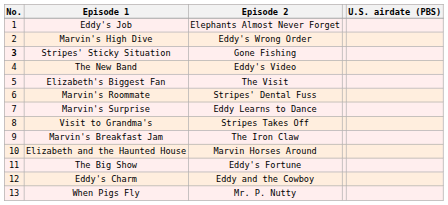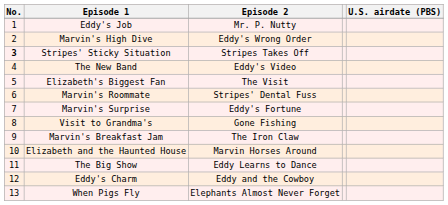(265, 25) Elephants Almost Never Forget -> (265, 25) Mr. P. Nutty
(265, 53) Gone Fishing -> (265, 53) Stripes Takes Off
(265, 109) Eddy Learns to Dance -> (265, 109) Eddy's Fortune
(265, 123) Stripes Takes Off -> (265, 123) Gone Fishing
(265, 165) Eddy's Fortune -> (265, 165) Eddy Learns to Dance
(265, 193) Mr. P. Nutty -> (265, 193) Elephants Almost Never Forget
